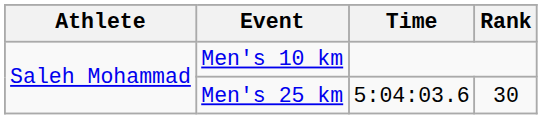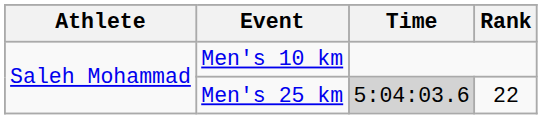(412, 95) no background -> (412, 95) lightgrey background
(506, 95) 30 -> (506, 95) 22
